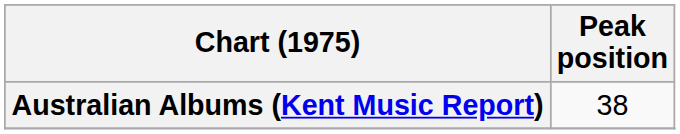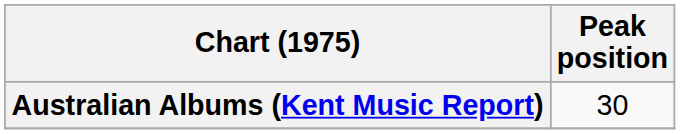(612, 104) 38 -> (612, 104) 30
